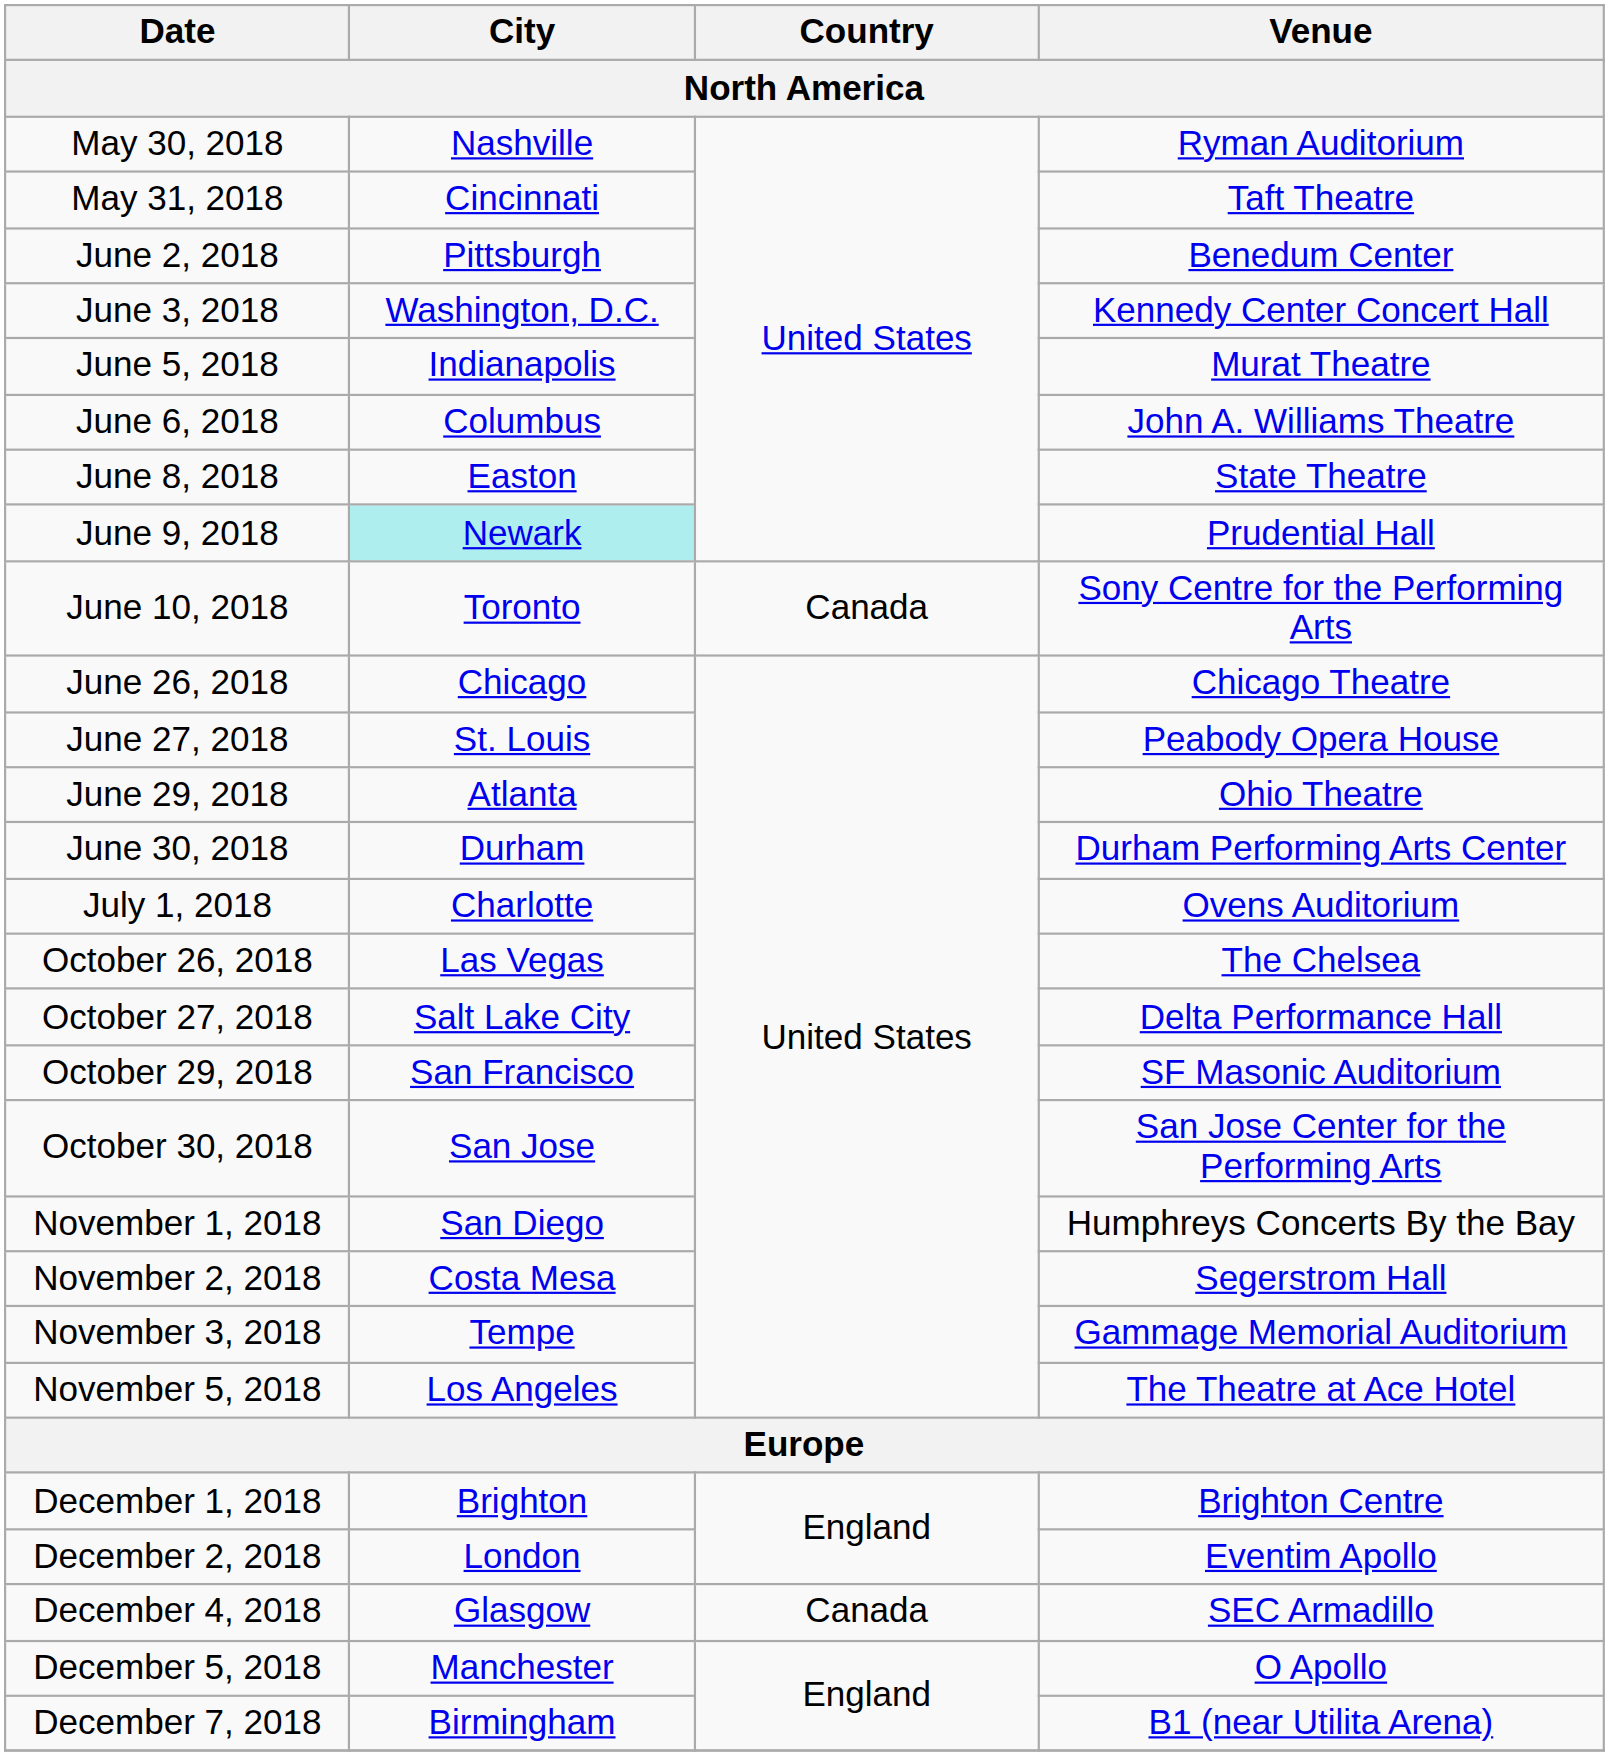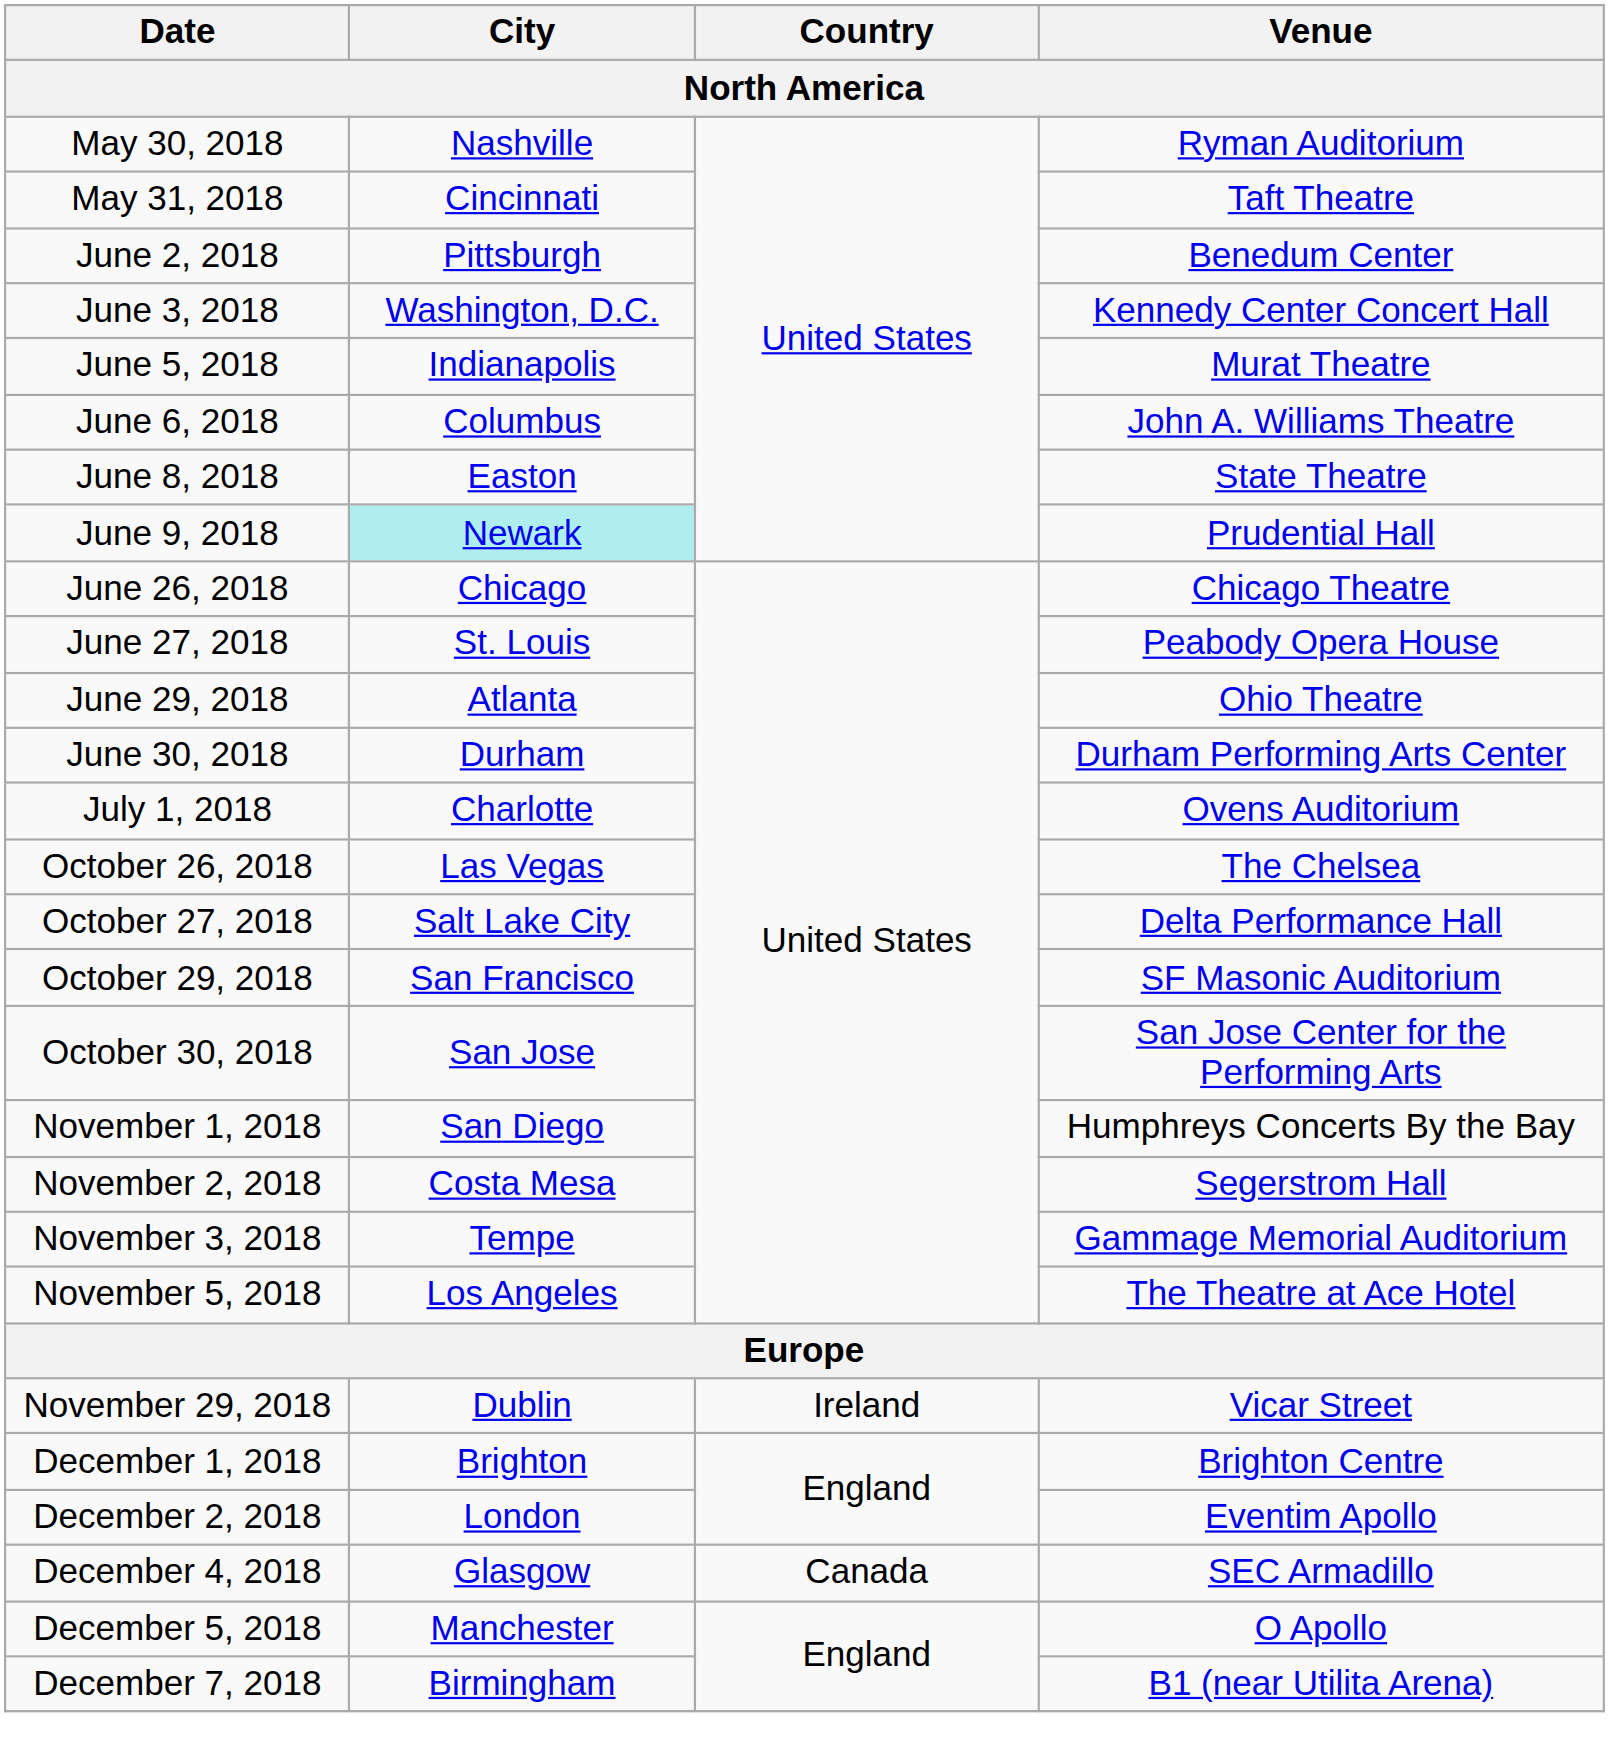- row: (177, 607)
+ row: (177, 1405)
